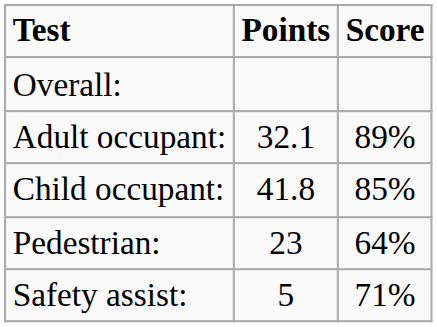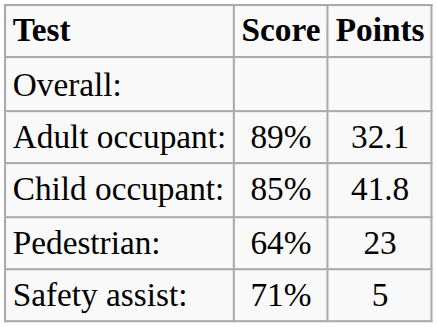columns swapped: (385, 30) <-> (286, 30)
